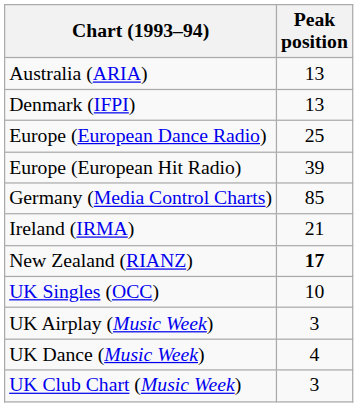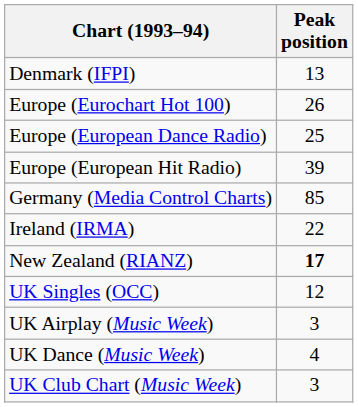- row: (78, 73)
+ row: (120, 104)
(314, 229) 21 -> (314, 229) 22
(314, 291) 10 -> (314, 291) 12
